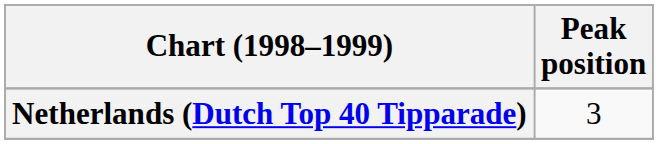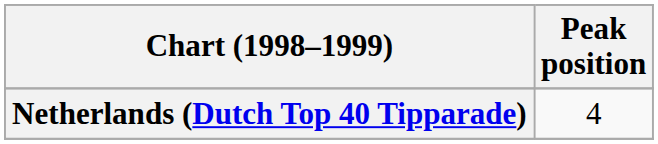(594, 113) 3 -> (594, 113) 4
